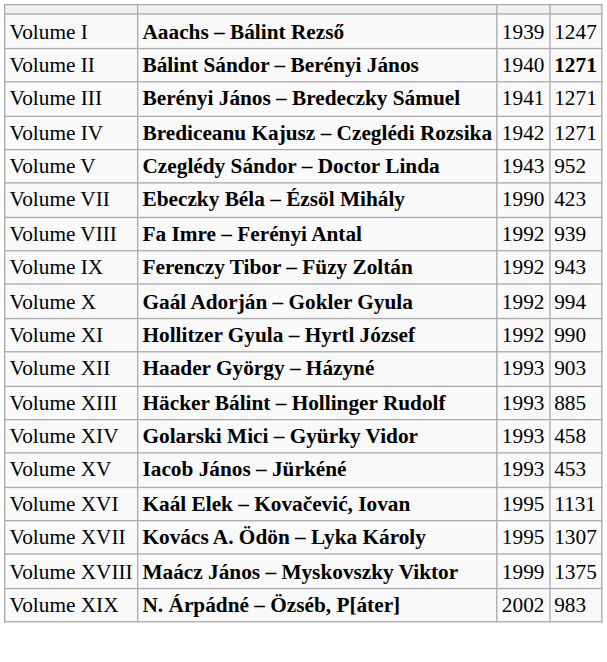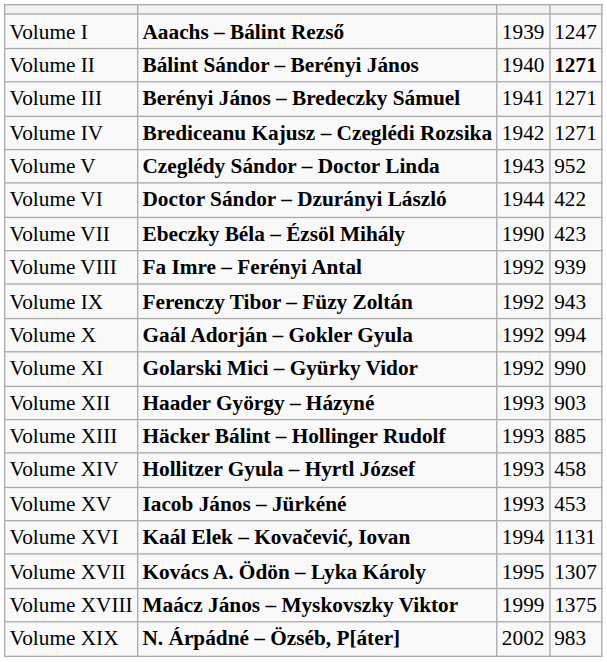+ row: (56, 199)
(279, 334) Hollitzer Gyula – Hyrtl József -> (280, 368) Golarski Mici – Gyürky Vidor
(280, 436) Golarski Mici – Gyürky Vidor -> (279, 469) Hollitzer Gyula – Hyrtl József
(523, 503) 1995 -> (523, 537) 1994
